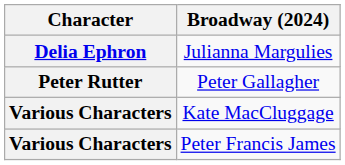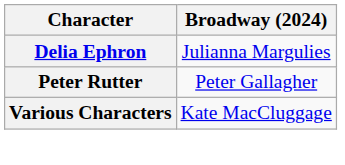- row: (258, 143)
